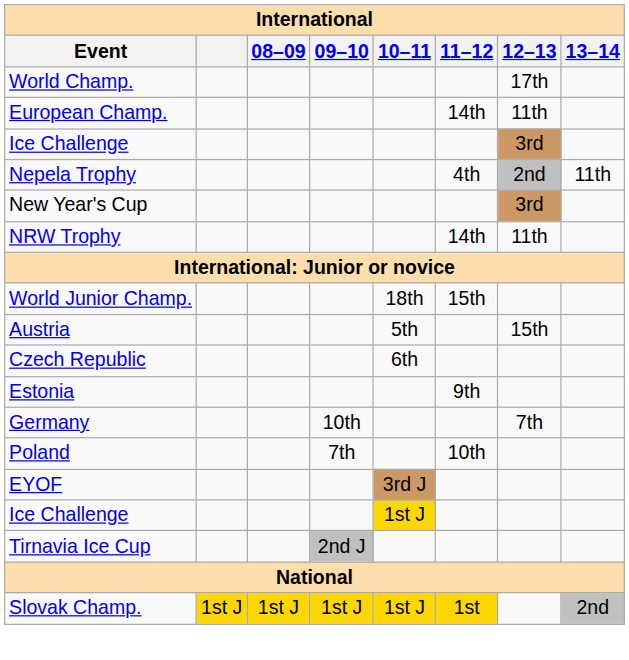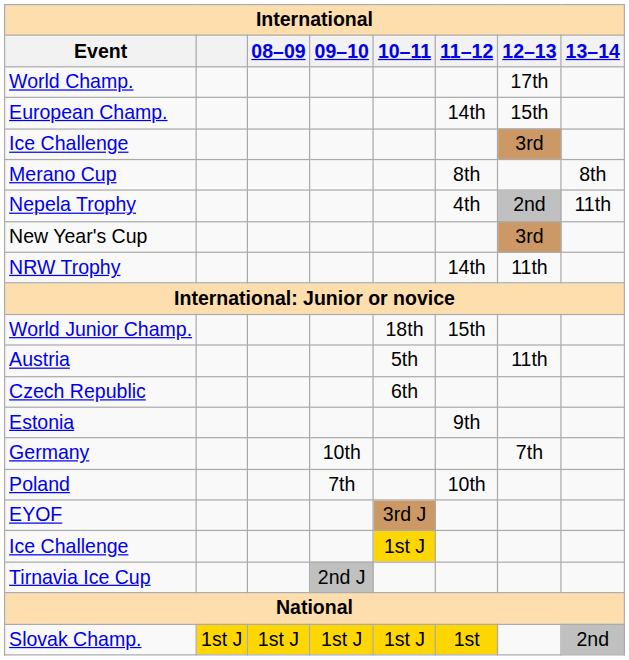(529, 112) 11th -> (529, 112) 15th
+ row: (63, 174)
(529, 329) 15th -> (529, 360) 11th
